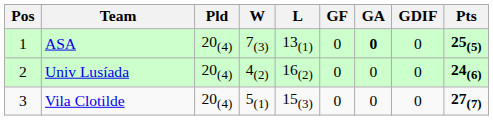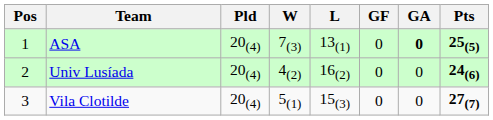- column: (418, 16)
